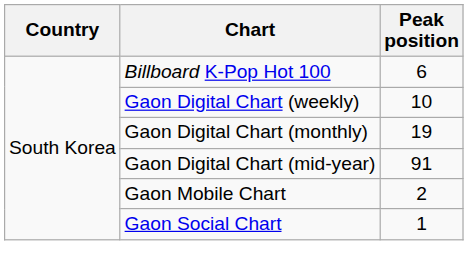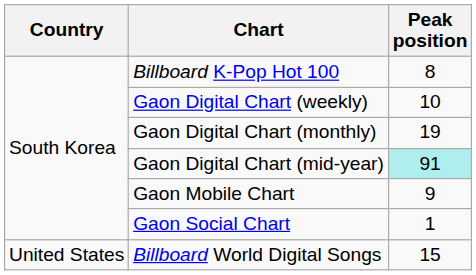(422, 71) 6 -> (430, 71) 8
(422, 163) no background -> (430, 163) paleturquoise background
(422, 193) 2 -> (430, 193) 9
+ row: (257, 254)
